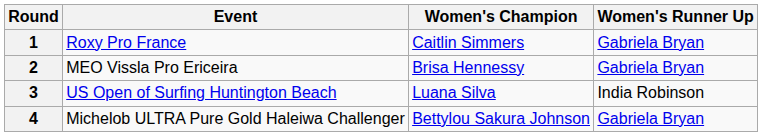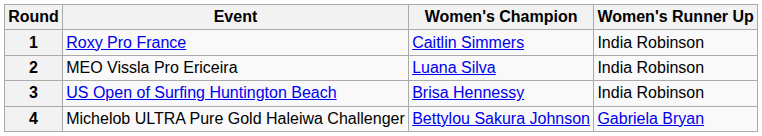(651, 42) Gabriela Bryan -> (651, 42) India Robinson
(468, 67) Brisa Hennessy -> (454, 67) Luana Silva
(651, 67) Gabriela Bryan -> (651, 67) India Robinson
(454, 93) Luana Silva -> (468, 93) Brisa Hennessy
